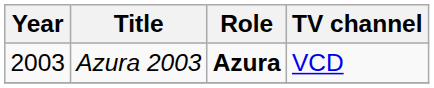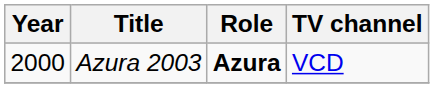(38, 62) 2003 -> (38, 62) 2000
